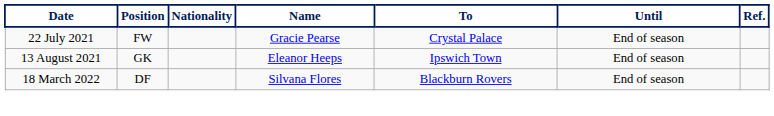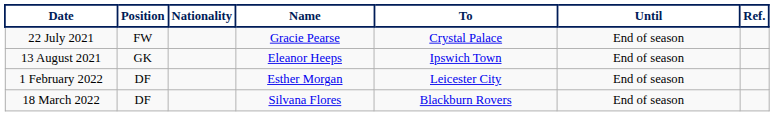+ row: (61, 79)
